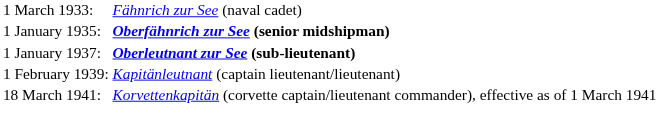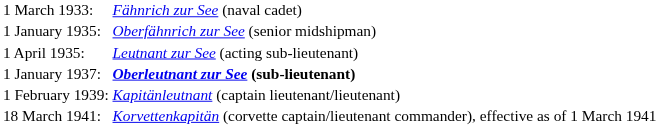(251, 31) bold -> (244, 31) normal
+ row: (44, 52)
